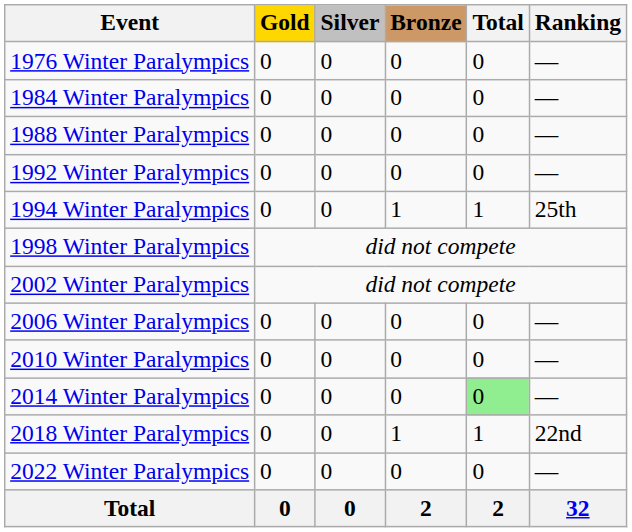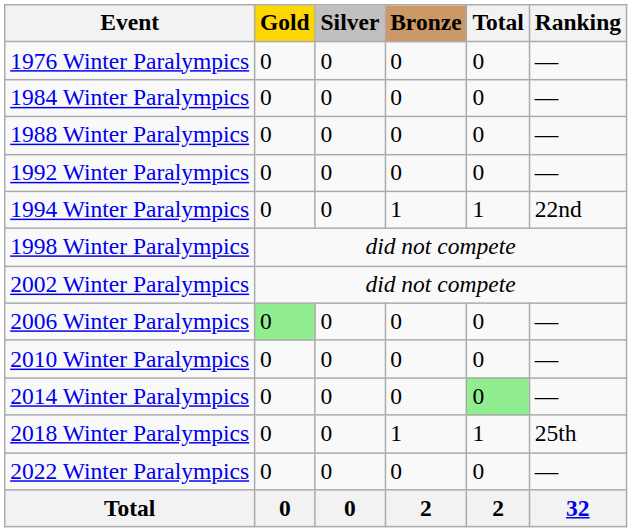(556, 209) 25th -> (558, 209) 22nd
(266, 321) no background -> (266, 321) lightgreen background
(558, 433) 22nd -> (556, 433) 25th
